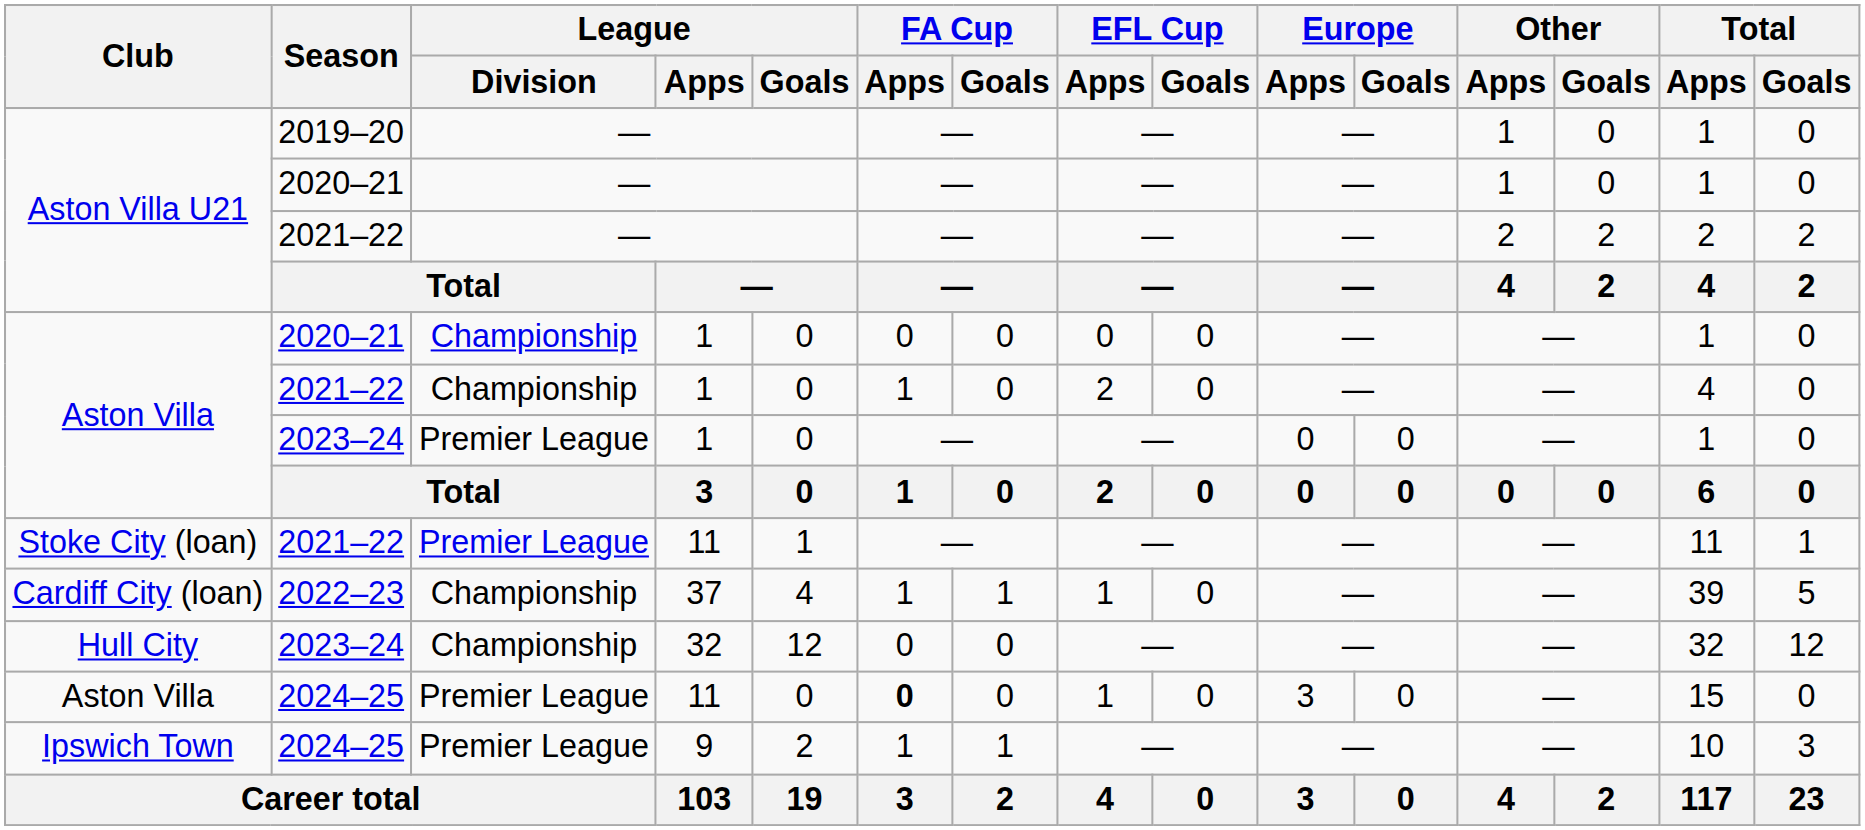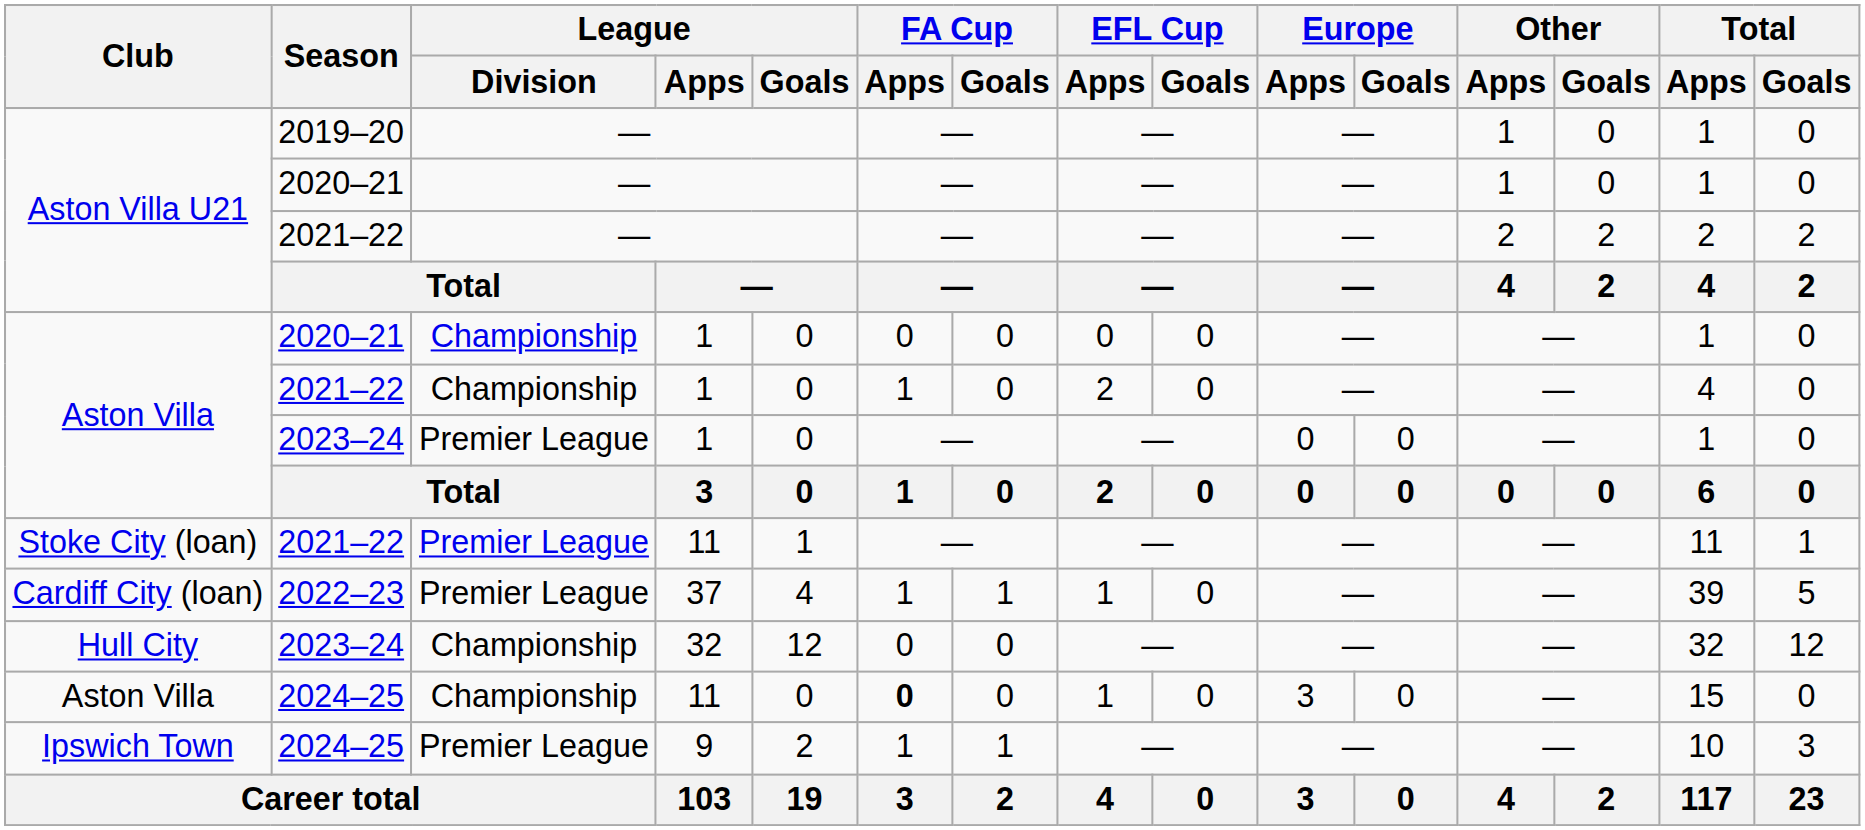(534, 593) Championship -> (534, 593) Premier League
(534, 696) Premier League -> (534, 696) Championship
